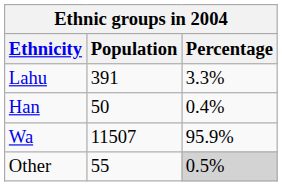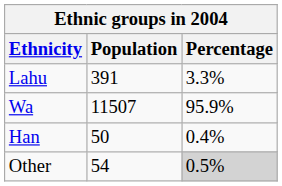rows swapped: (24, 107) <-> (21, 136)
(100, 166) 55 -> (100, 166) 54
